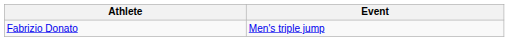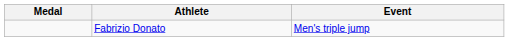+ column: (48, 12)
